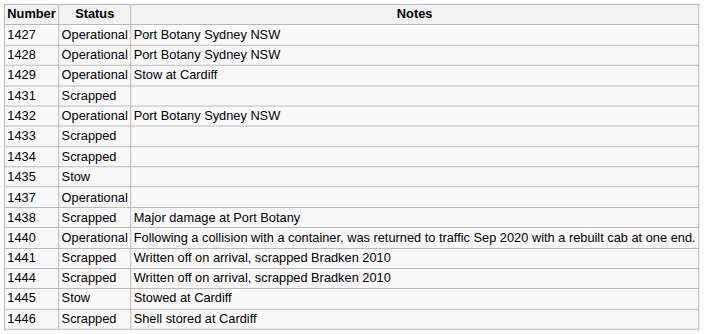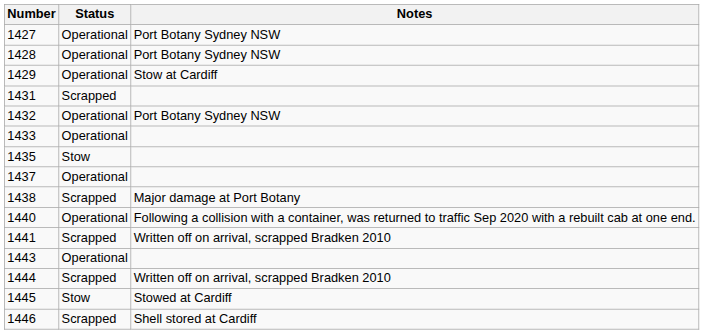(89, 136) Scrapped -> (95, 136) Operational
- row: (22, 156)
+ row: (22, 258)
